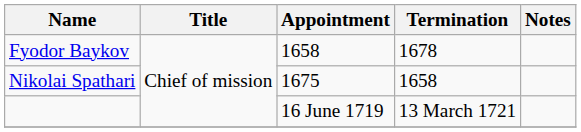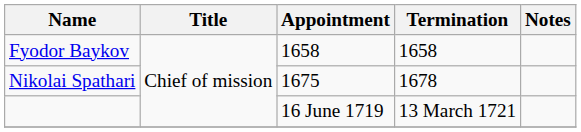(418, 50) 1678 -> (418, 50) 1658
(418, 80) 1658 -> (418, 80) 1678
